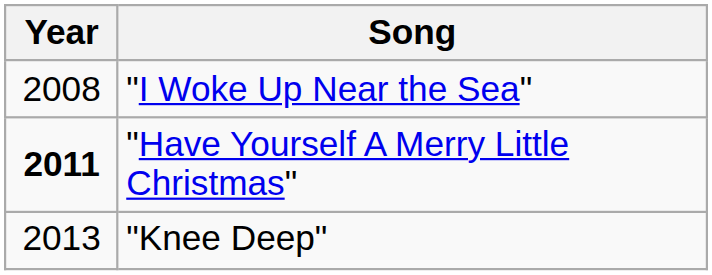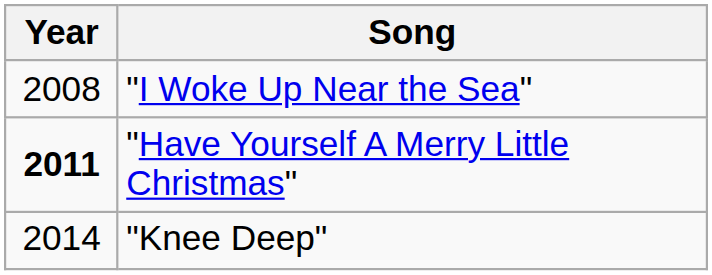(62, 239) 2013 -> (62, 239) 2014
